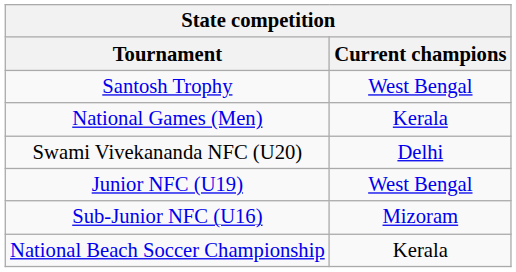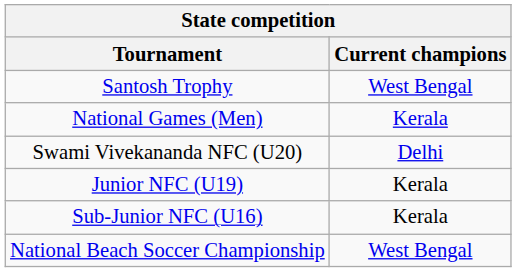(420, 184) West Bengal -> (420, 184) Kerala
(420, 217) Mizoram -> (420, 217) Kerala
(420, 250) Kerala -> (420, 250) West Bengal
